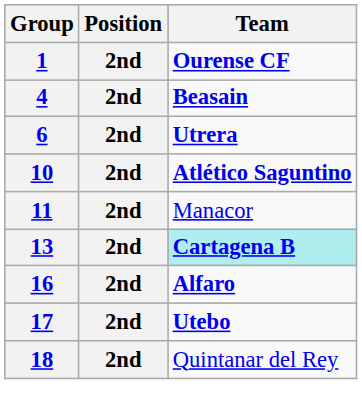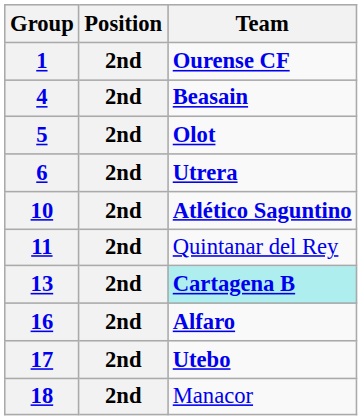+ row: (42, 135)
(213, 209) Manacor -> (256, 247) Quintanar del Rey
(256, 359) Quintanar del Rey -> (213, 396) Manacor
